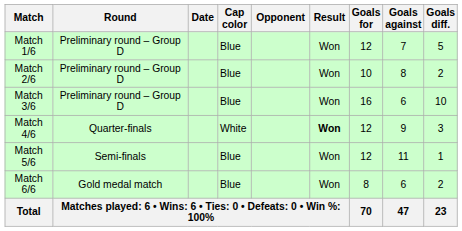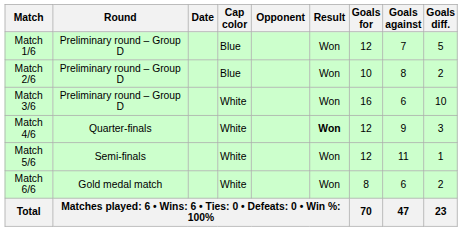(230, 101) Blue -> (233, 101) White
(230, 156) Blue -> (233, 156) White
(230, 184) Blue -> (233, 184) White
